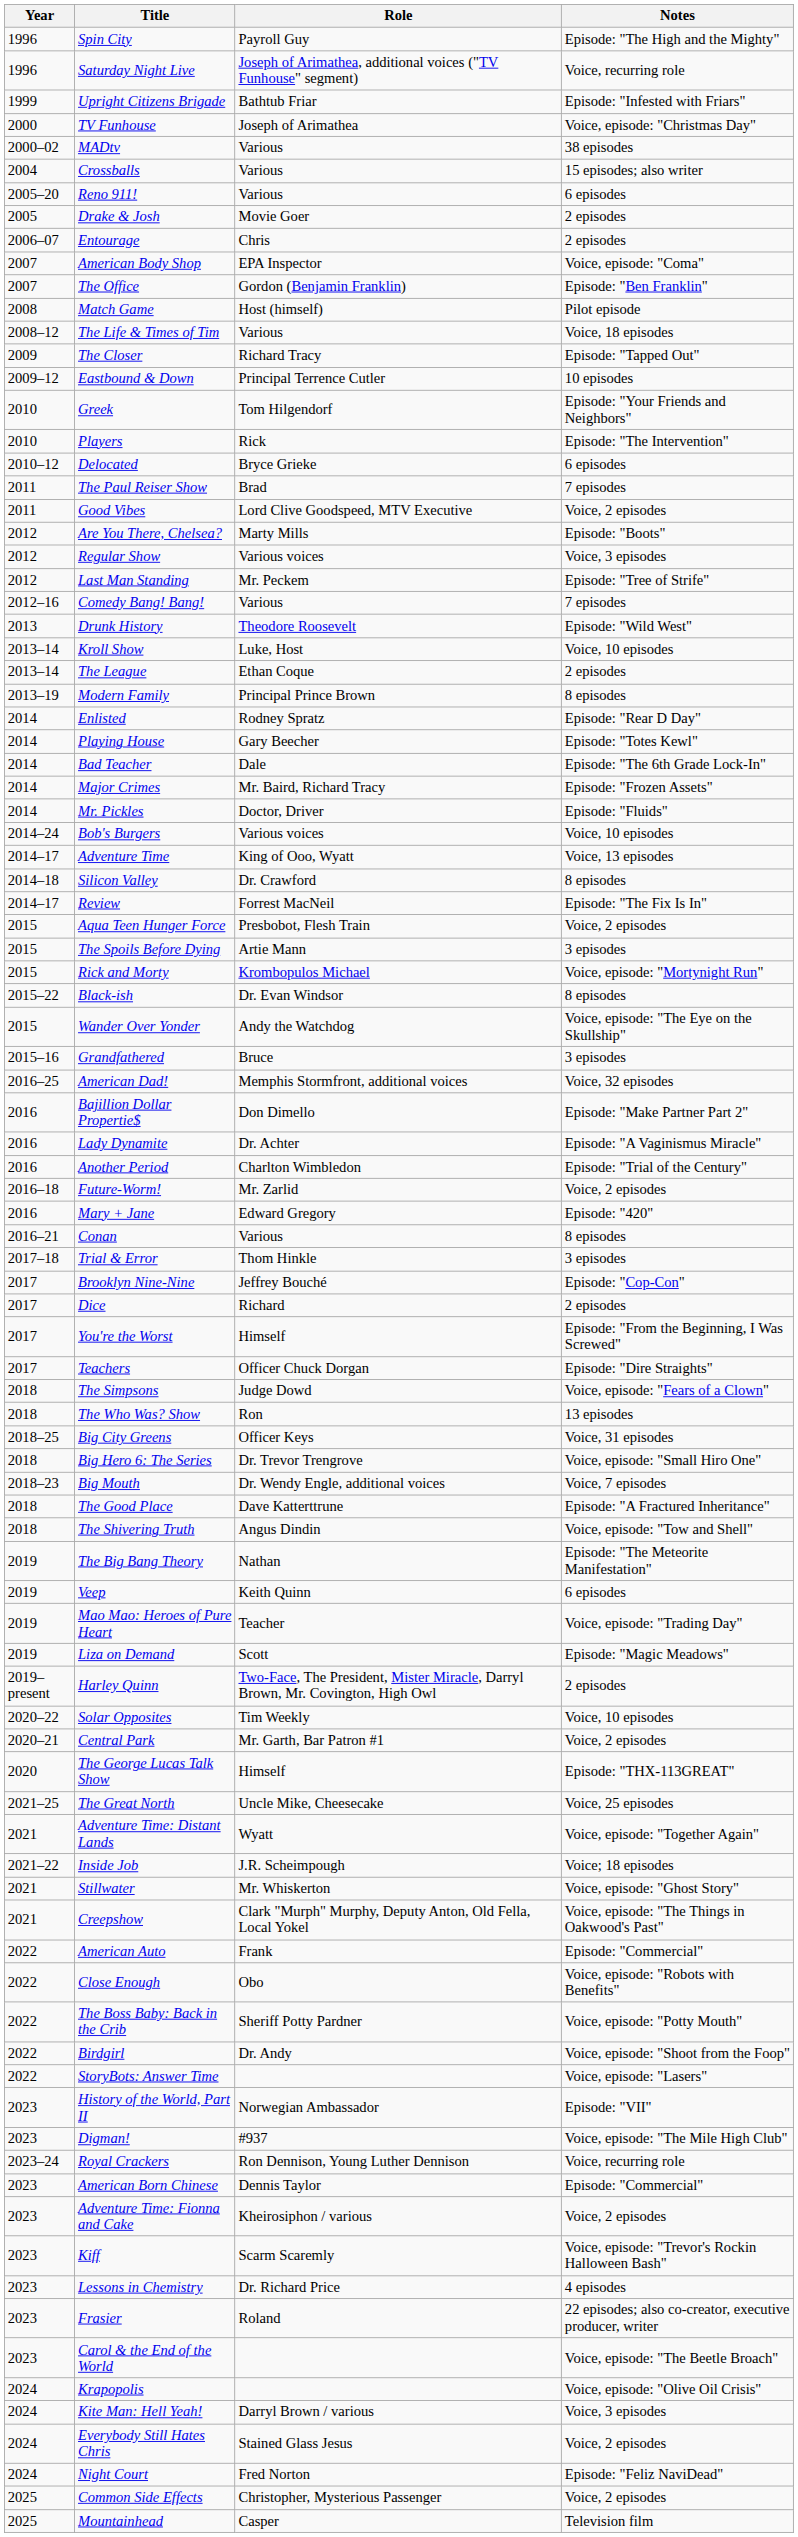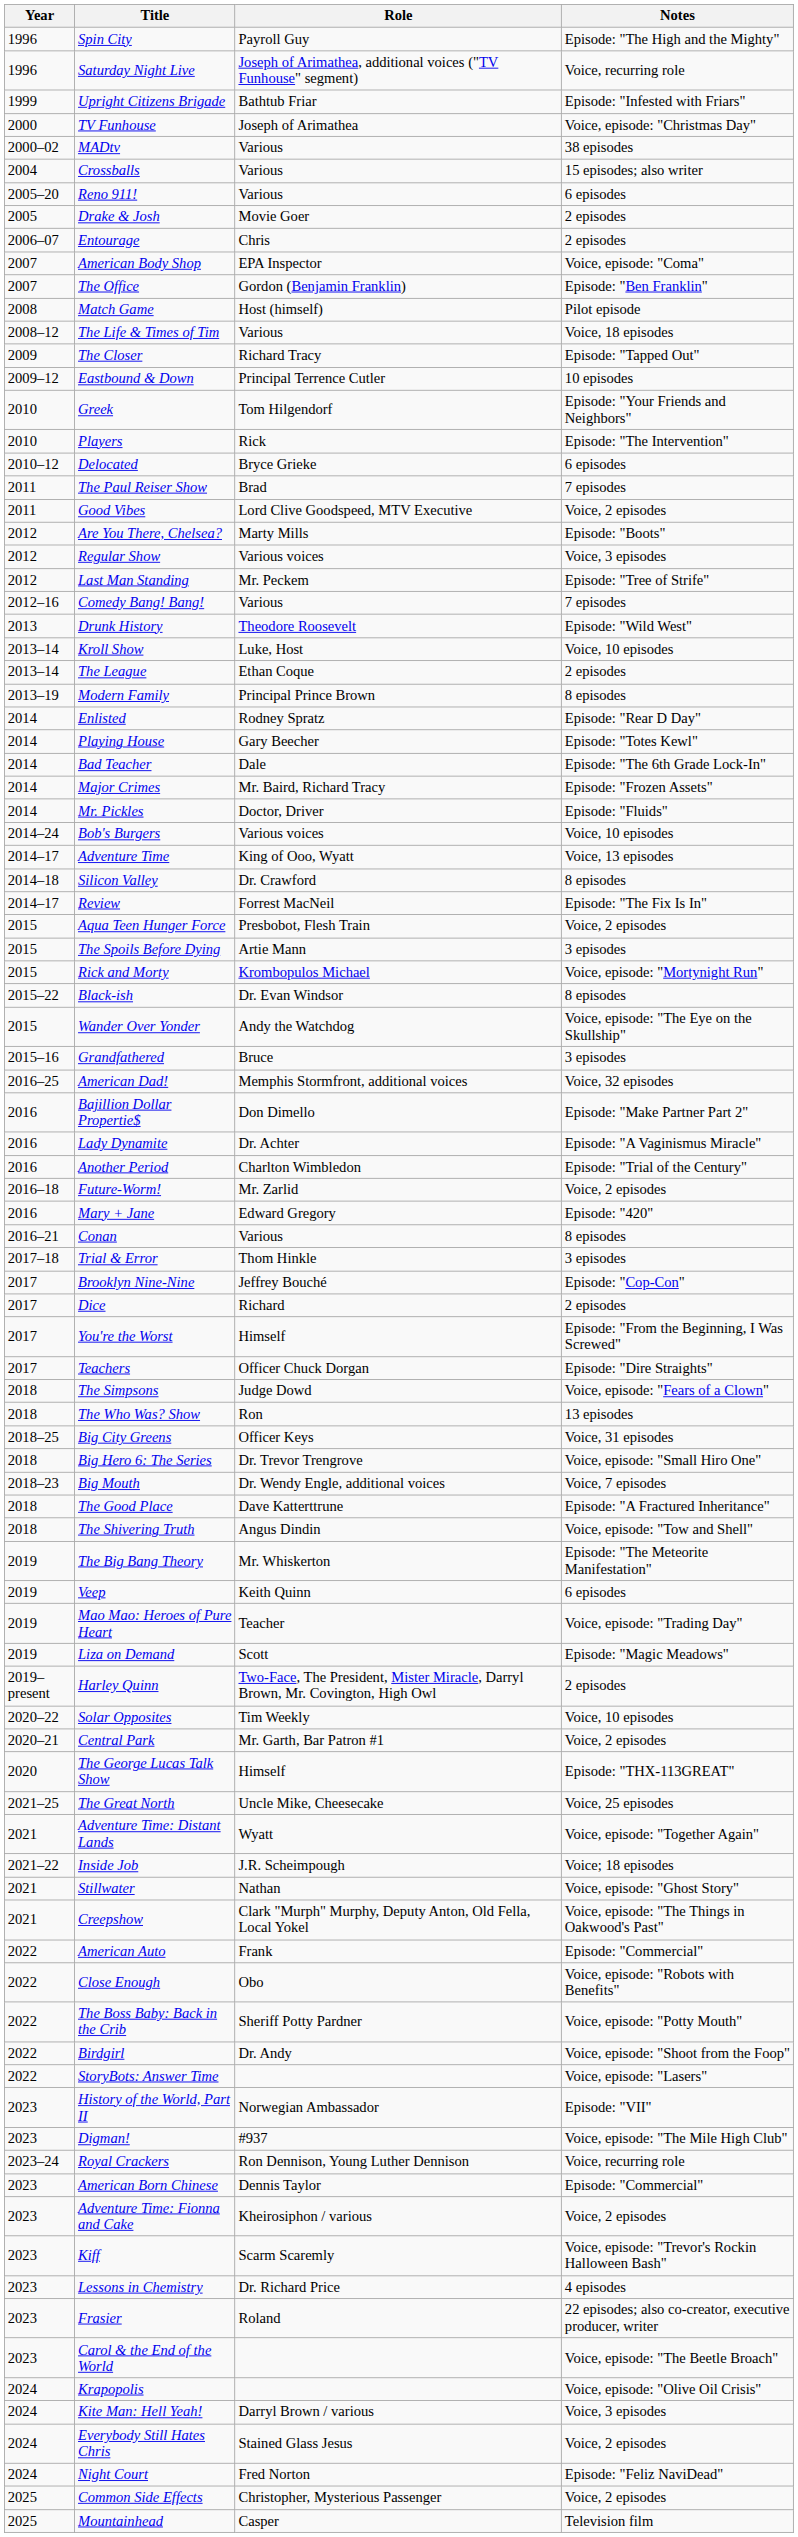(259, 1560) Nathan -> (284, 1560) Mr. Whiskerton
(284, 1888) Mr. Whiskerton -> (259, 1888) Nathan
